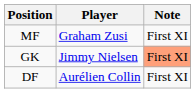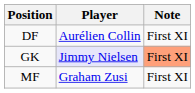rows swapped: (30, 77) <-> (30, 35)
(98, 56) no background -> (98, 56) lavender background
